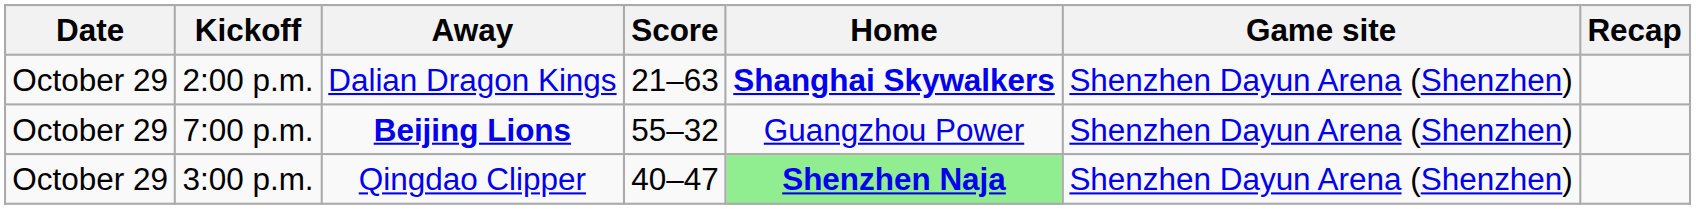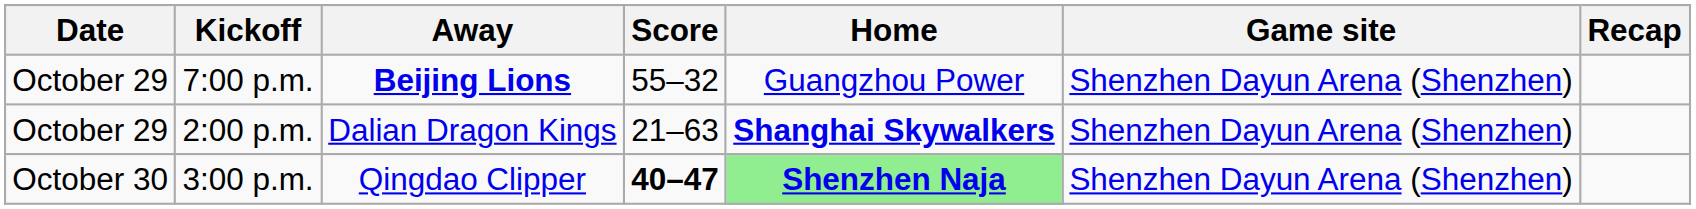rows swapped: (248, 80) <-> (248, 130)
(90, 180) October 29 -> (90, 180) October 30
(675, 180) normal -> (675, 180) bold
